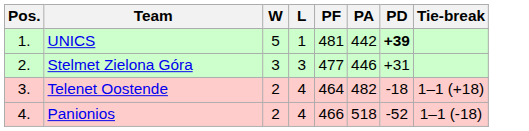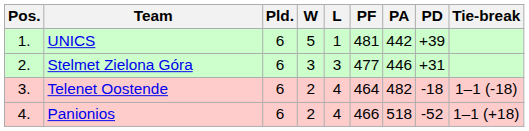+ column: (280, 16)
(397, 41) bold -> (432, 41) normal
(451, 89) 1–1 (+18) -> (486, 89) 1–1 (-18)
(451, 114) 1–1 (-18) -> (486, 114) 1–1 (+18)
